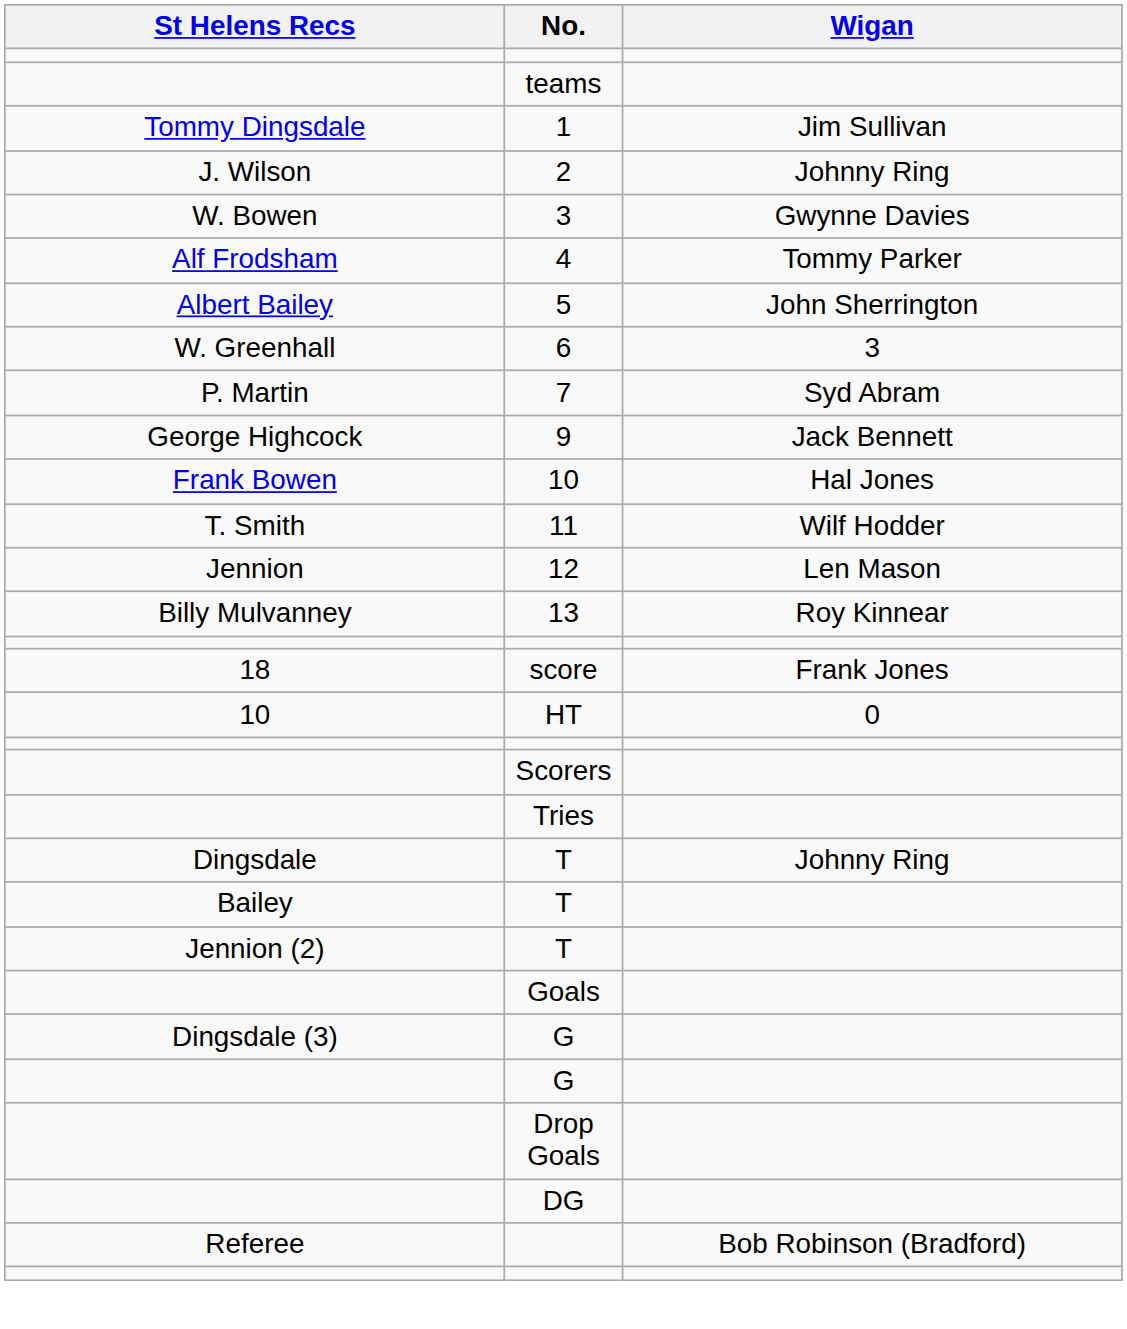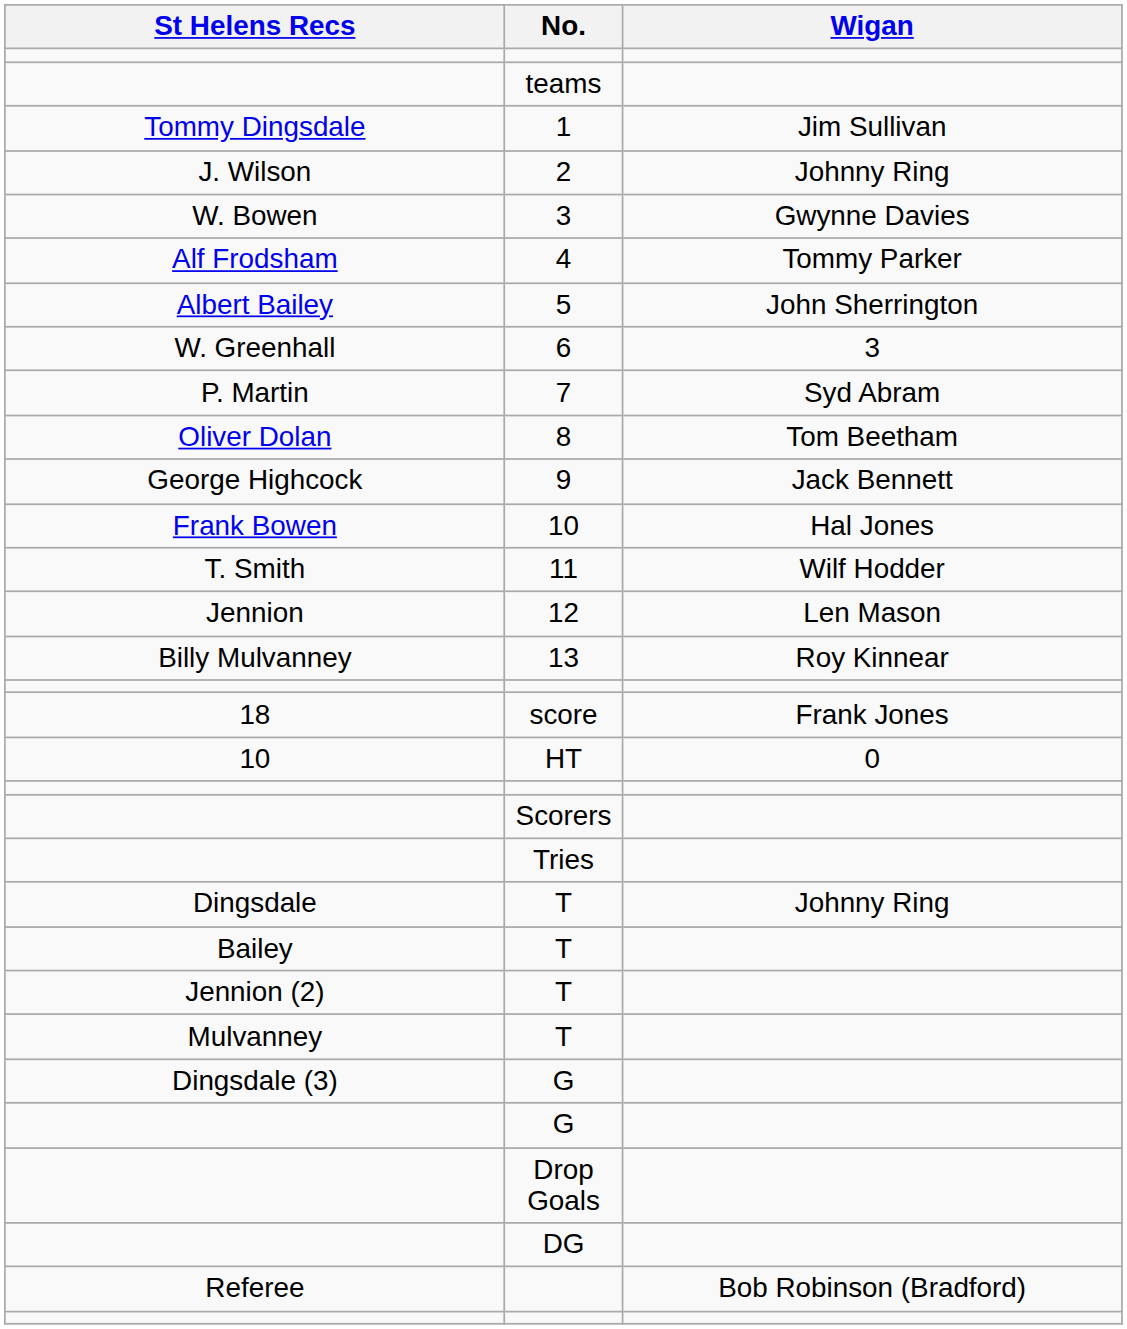+ row: (255, 436)
+ row: (255, 1036)
- row: (255, 993)
